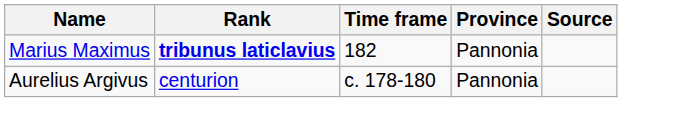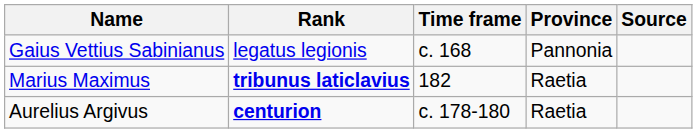+ row: (117, 50)
(497, 50) Pannonia -> (558, 81) Raetia
(199, 81) normal -> (277, 111) bold
(497, 81) Pannonia -> (558, 111) Raetia
